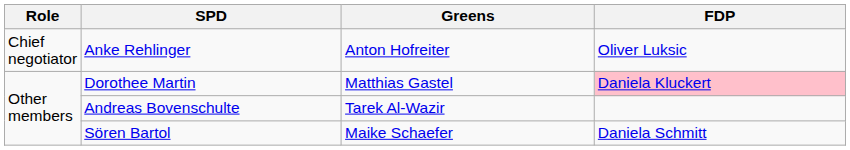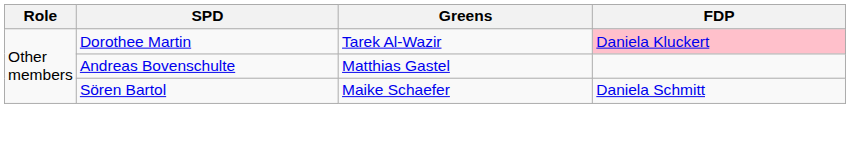- row: (137, 50)
(399, 83) Matthias Gastel -> (392, 41) Tarek Al-Wazir
(395, 108) Tarek Al-Wazir -> (396, 66) Matthias Gastel
